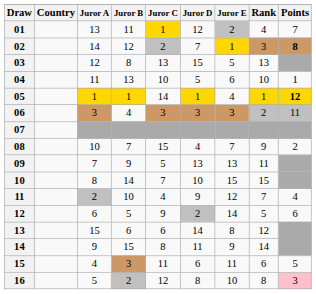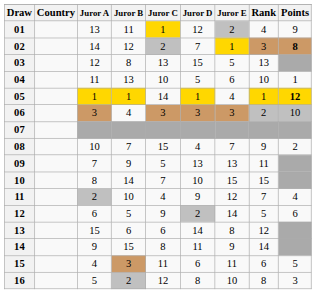(295, 29) 7 -> (295, 29) 9
(295, 113) 11 -> (295, 113) 10
(295, 280) pink background -> (295, 280) no background
